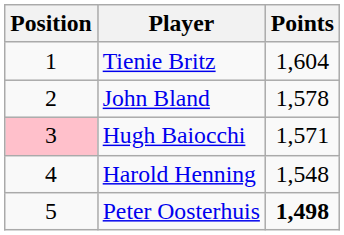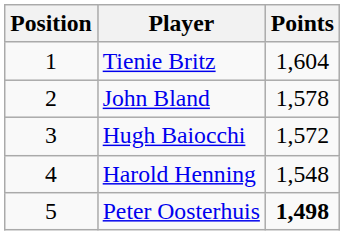(51, 135) pink background -> (51, 135) no background
(302, 135) 1,571 -> (302, 135) 1,572
